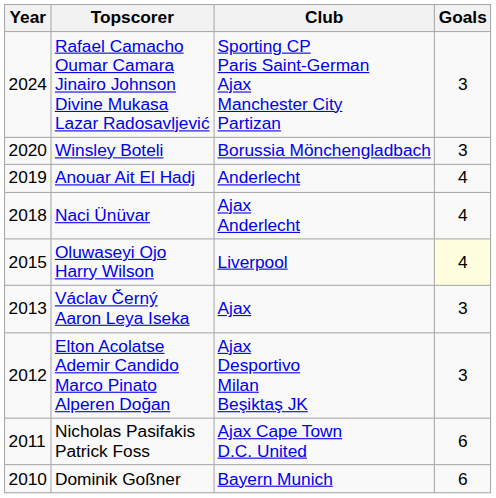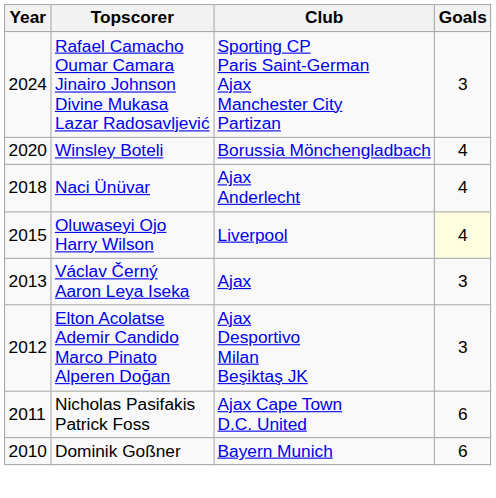(463, 150) 3 -> (463, 150) 4
- row: (125, 178)
